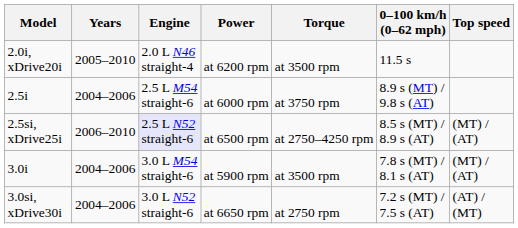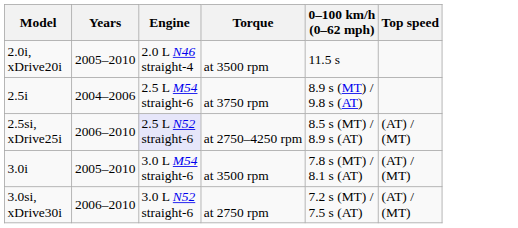- column: (236, 22)
(471, 132) (MT) / (AT) -> (398, 132) (AT) / (MT)
(105, 168) 2004–2006 -> (105, 168) 2005–2010
(471, 168) (MT) / (AT) -> (398, 168) (AT) / (MT)
(105, 204) 2004–2006 -> (105, 204) 2006–2010
